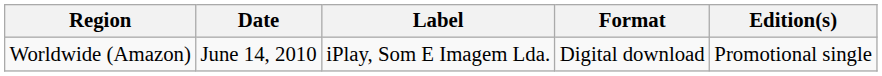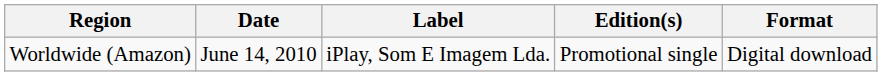columns swapped: (632, 20) <-> (793, 20)
